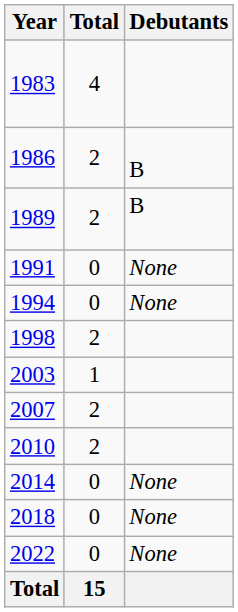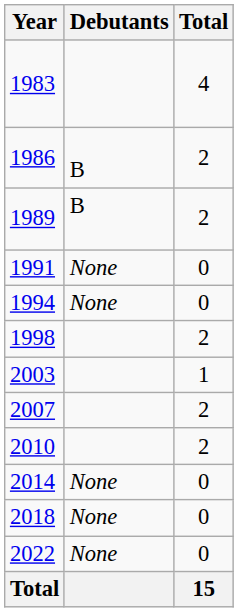columns swapped: (179, 22) <-> (94, 22)
